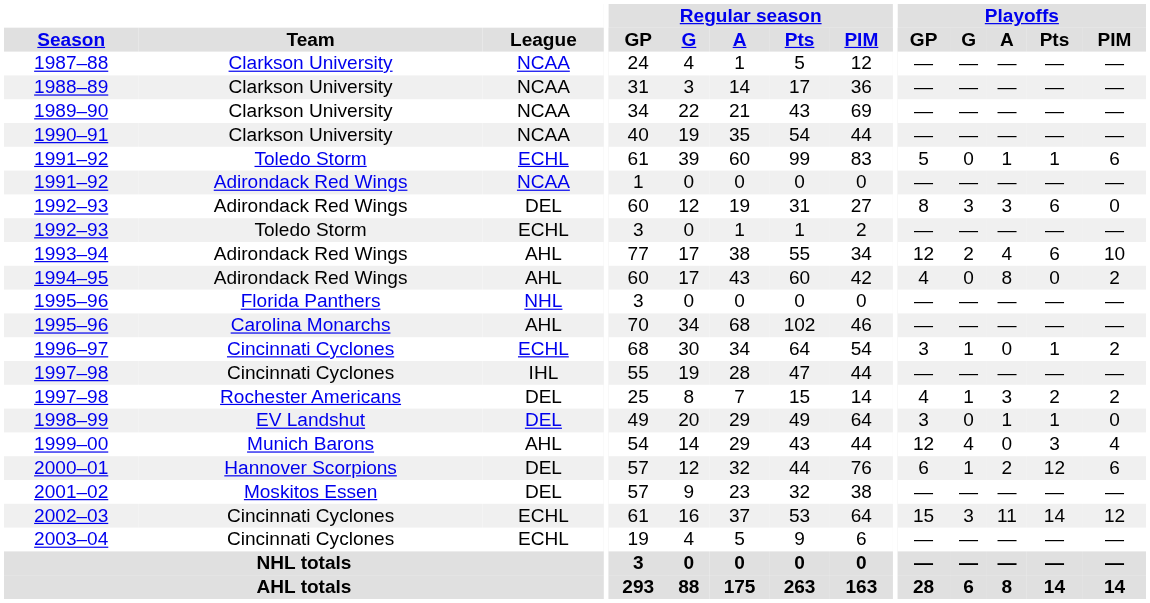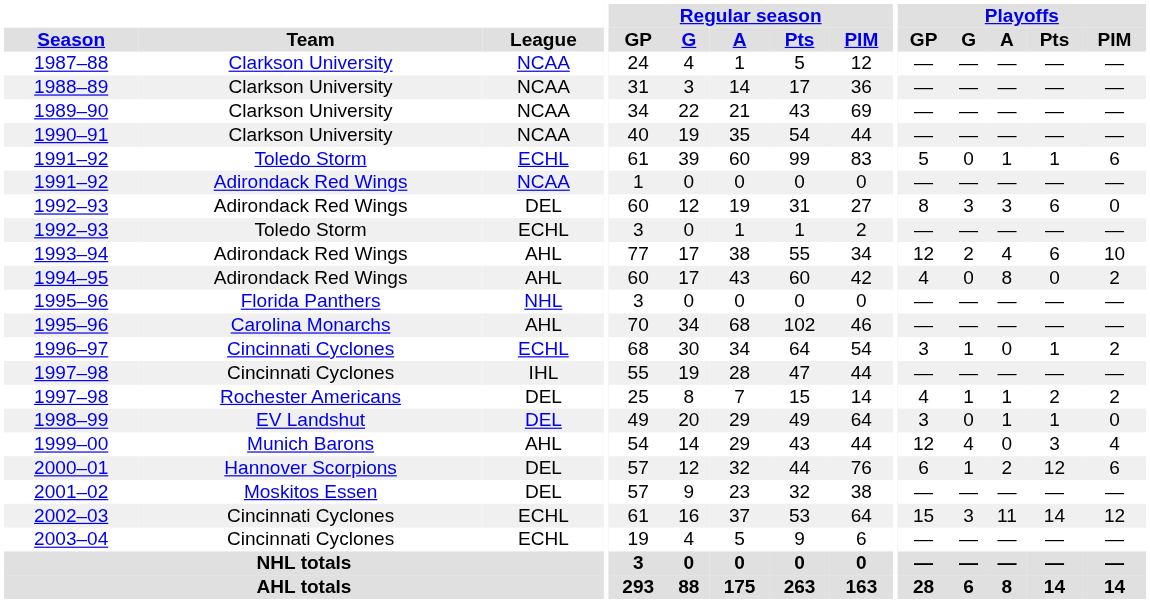(1007, 396) 3 -> (1007, 396) 1
